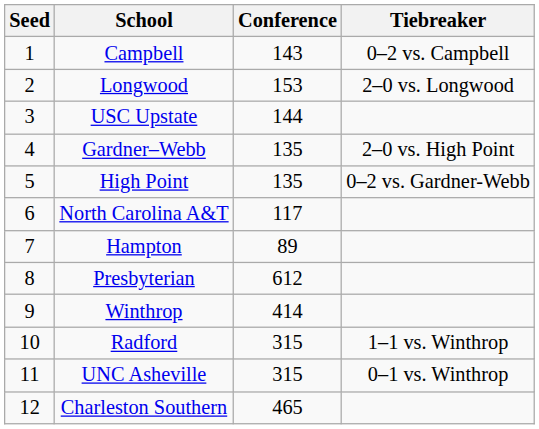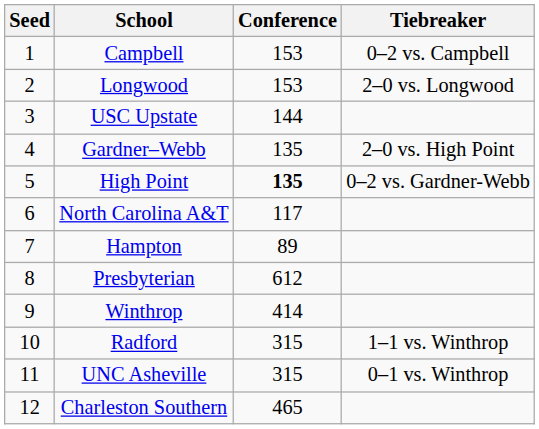(287, 52) 143 -> (287, 52) 153
(287, 181) normal -> (287, 181) bold
